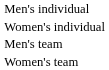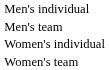rows swapped: (33, 44) <-> (55, 26)
